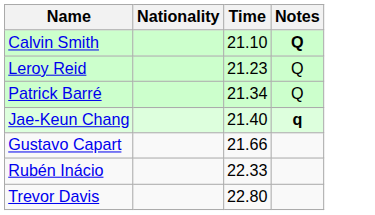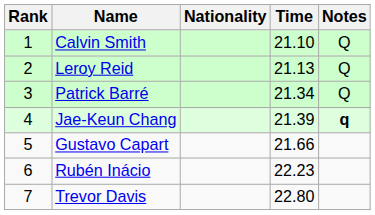+ column: (28, 17)
(297, 42) bold -> (344, 42) normal
(247, 68) 21.23 -> (294, 68) 21.13
(247, 119) 21.40 -> (294, 119) 21.39
(247, 171) 22.33 -> (294, 171) 22.23
